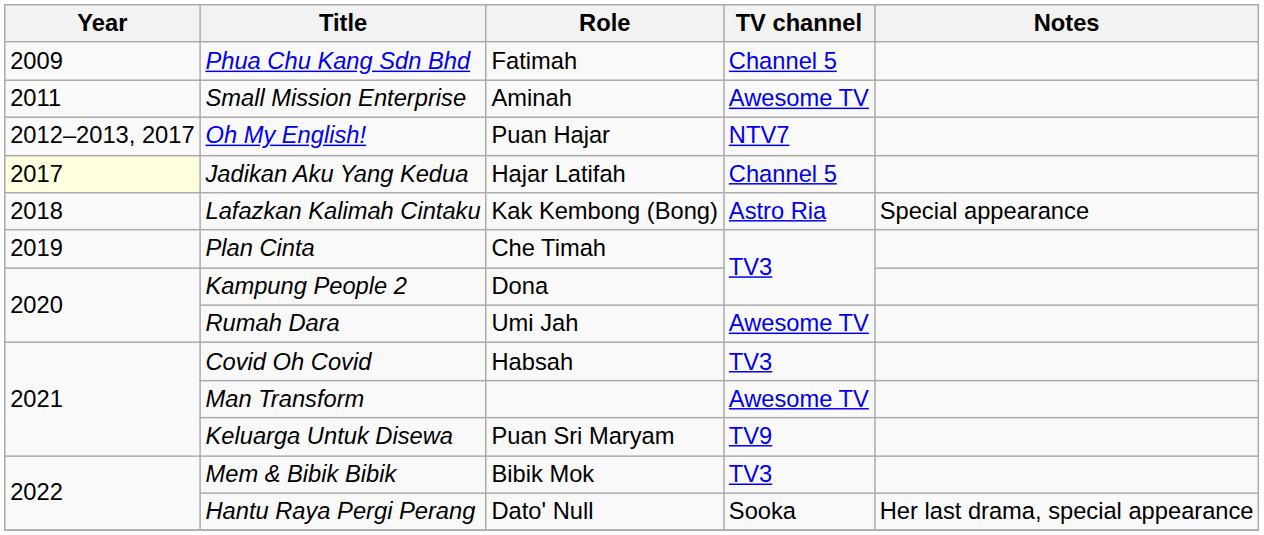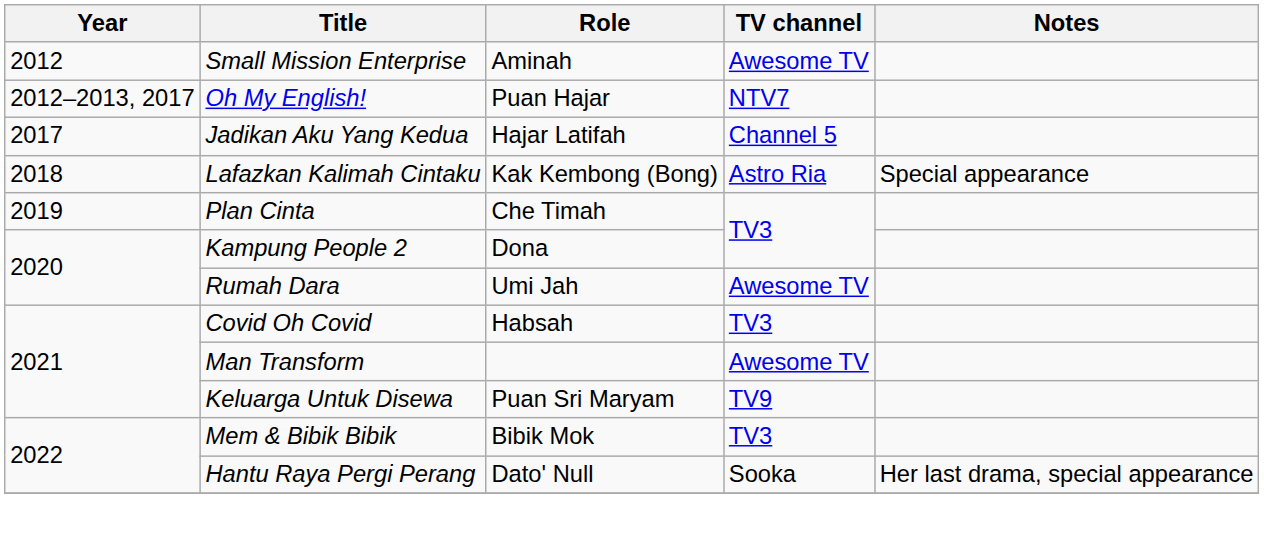- row: (338, 60)
(36, 98) 2011 -> (37, 60) 2012
(37, 173) lightyellow background -> (37, 135) no background
